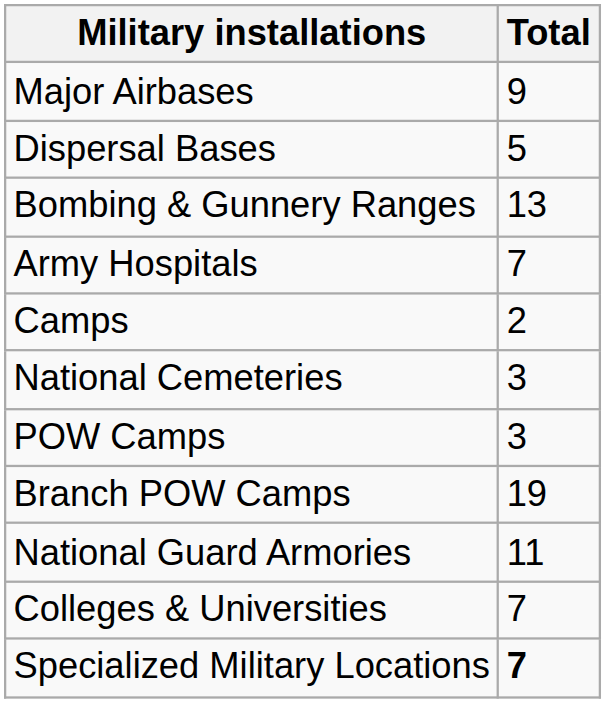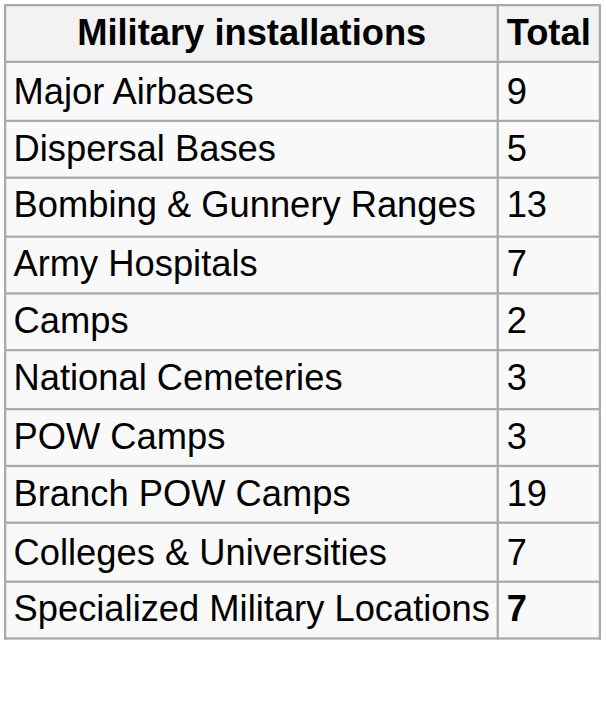- row: (212, 551)
